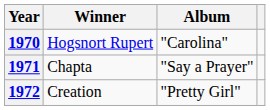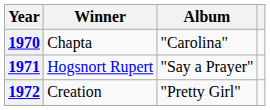(100, 42) Hogsnort Rupert -> (70, 42) Chapta
(70, 67) Chapta -> (100, 67) Hogsnort Rupert
